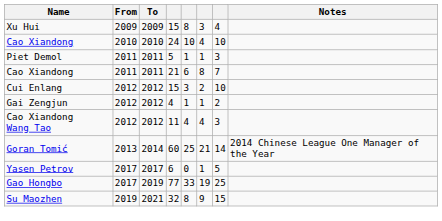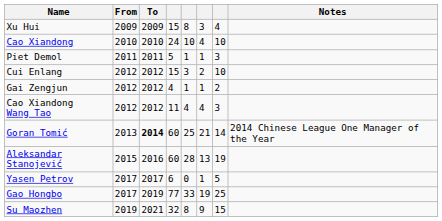- row: (40, 72)
(153, 148) normal -> (153, 133) bold
+ row: (34, 159)
